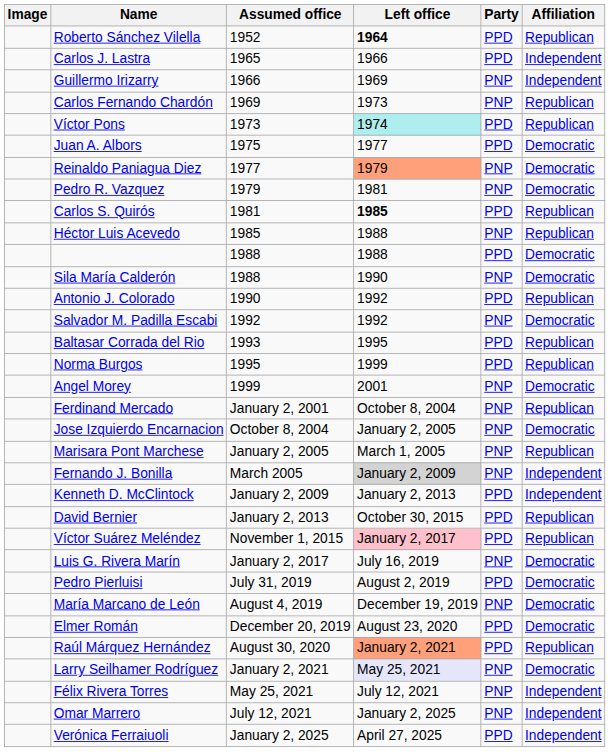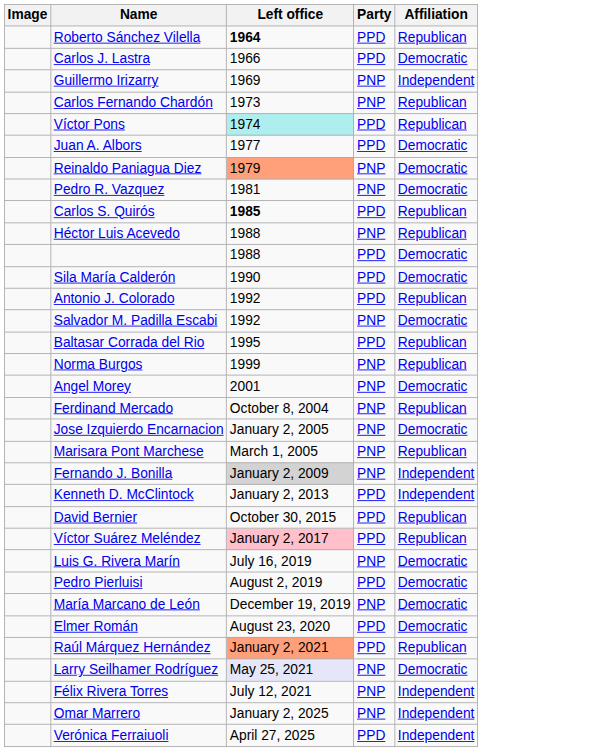- column: (290, 15)
(563, 59) Independent -> (433, 59) Democratic
(498, 277) PNP -> (371, 277) PPD
(498, 364) PPD -> (371, 364) PNP
